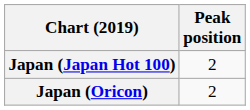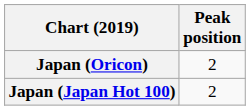rows swapped: (92, 64) <-> (92, 91)
